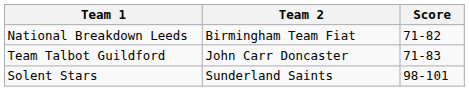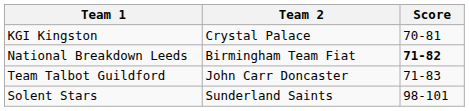+ row: (53, 35)
(422, 35) normal -> (422, 55) bold
